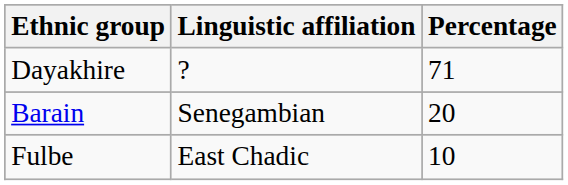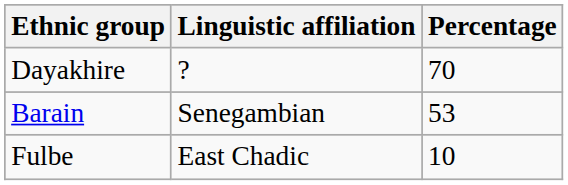(442, 69) 71 -> (442, 69) 70
(442, 112) 20 -> (442, 112) 53
